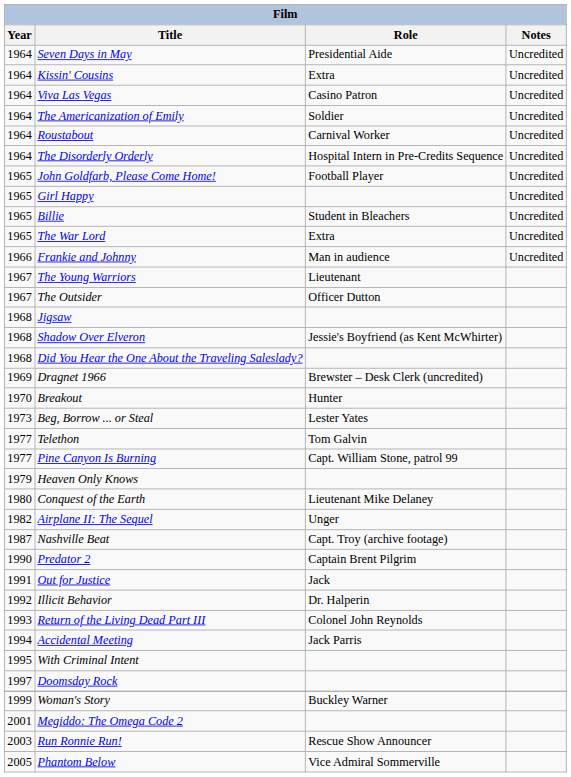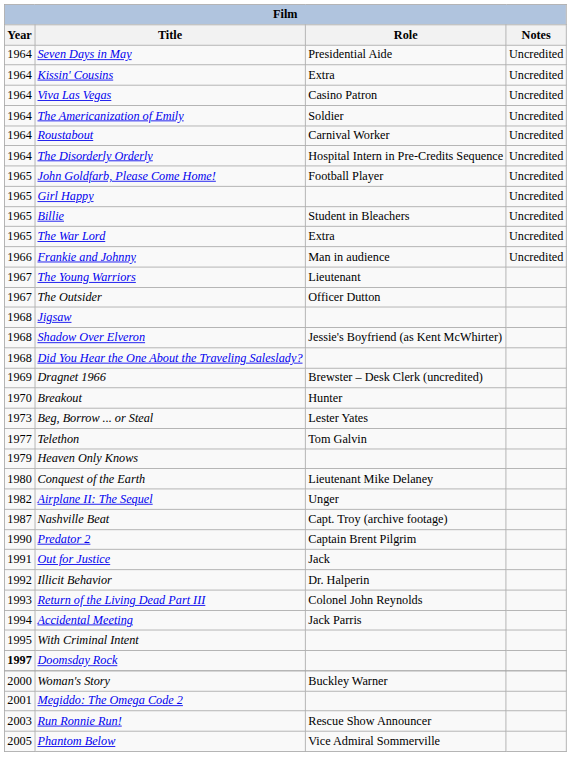- row: (97, 459)
(20, 681) normal -> (20, 660) bold
(20, 701) 1999 -> (20, 681) 2000
